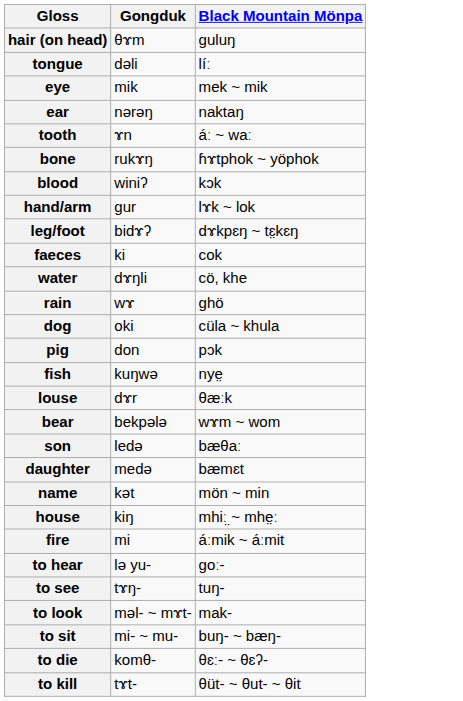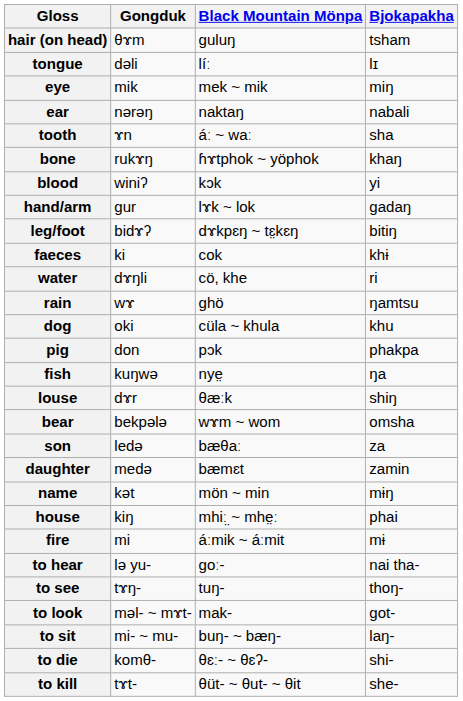+ column: (412, 16)
